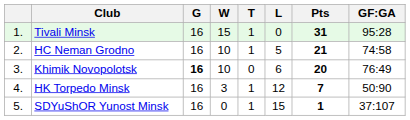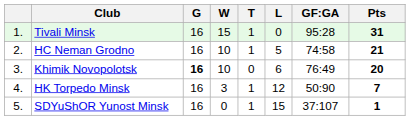columns swapped: (377, 13) <-> (320, 13)
